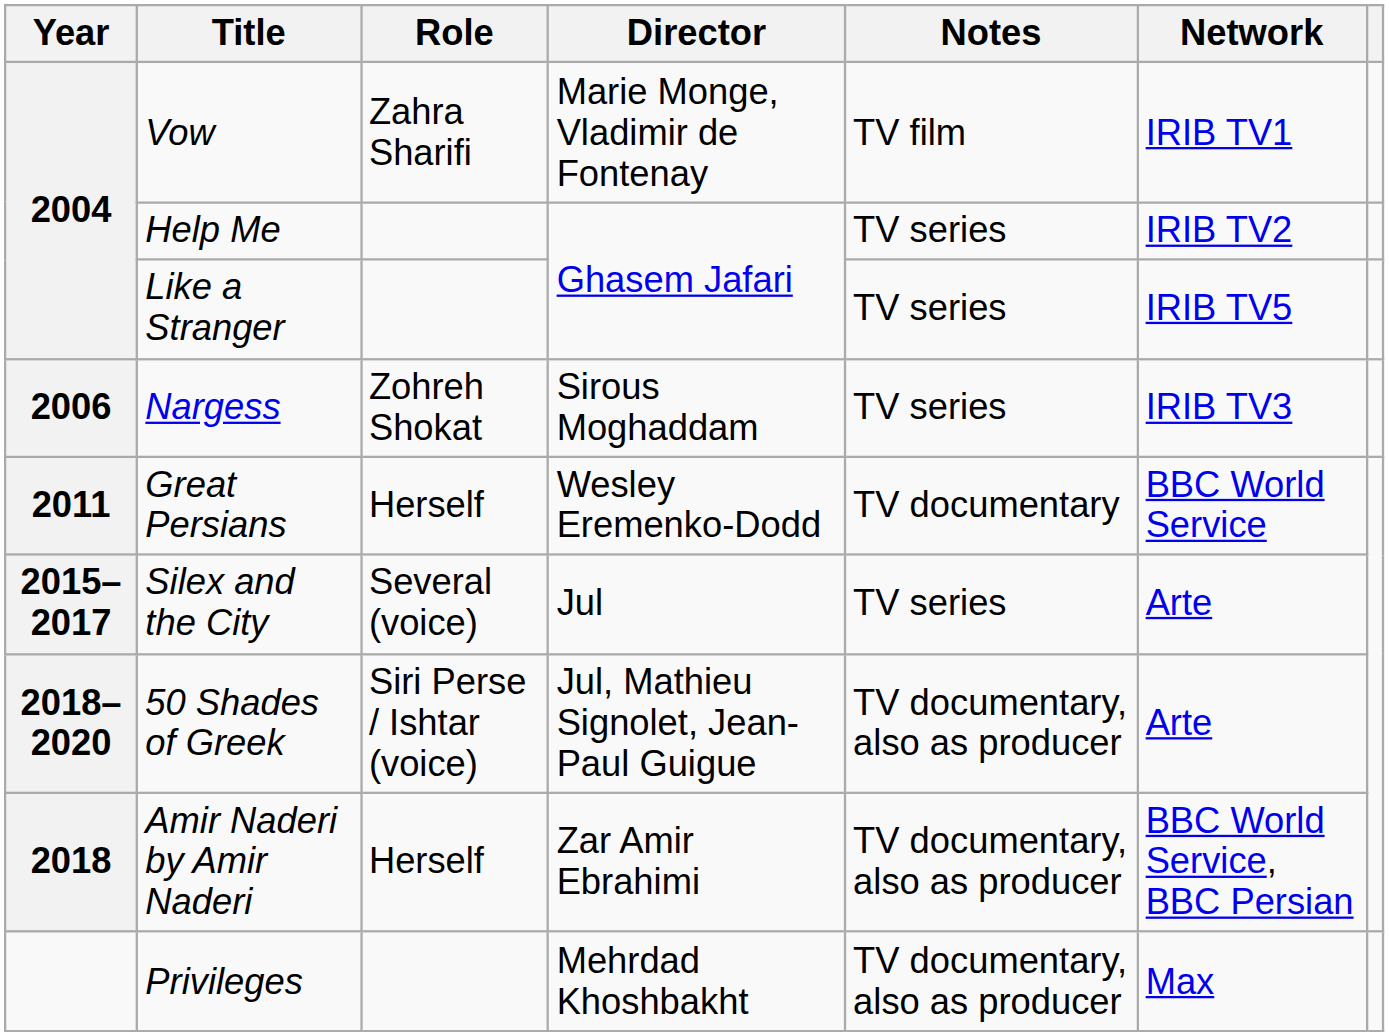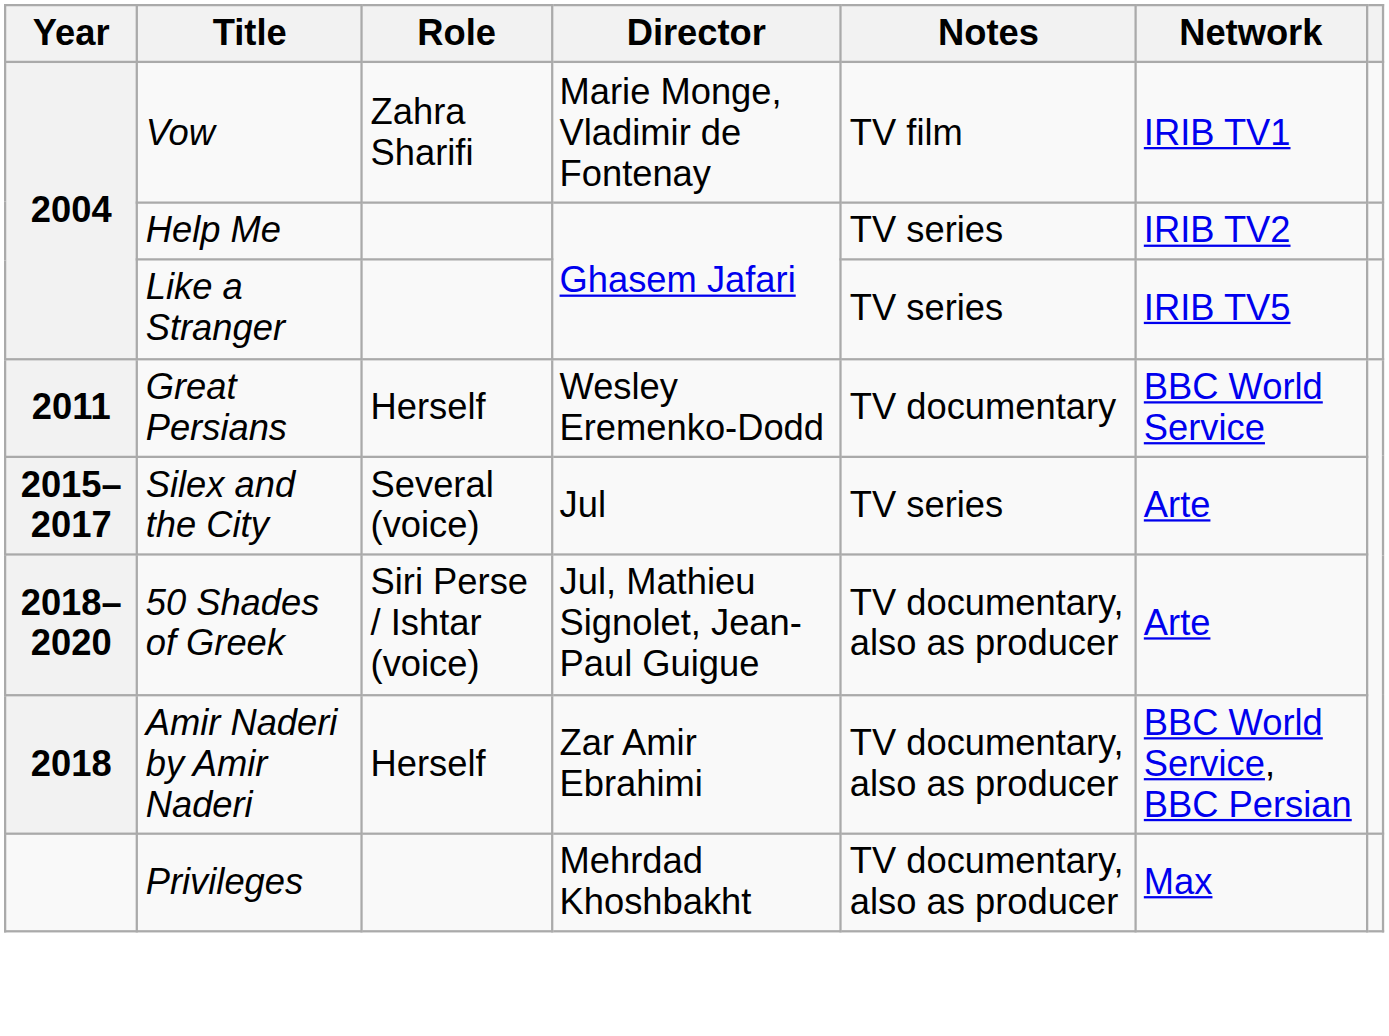- row: (213, 406)
